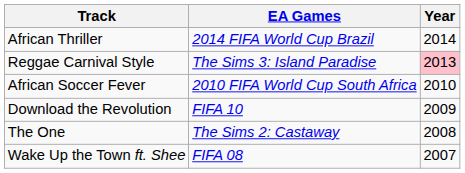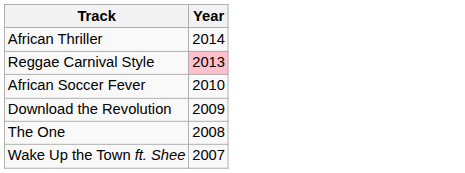- column: (304, 16)
